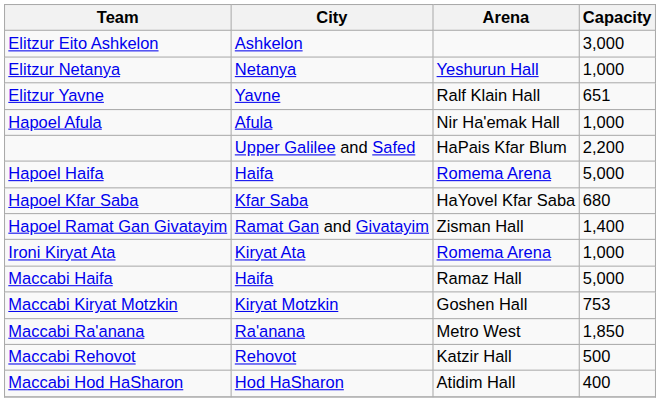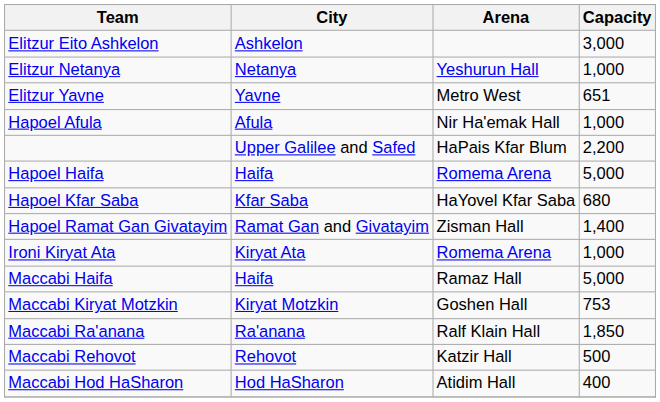(488, 95) Ralf Klain Hall -> (479, 95) Metro West
(479, 331) Metro West -> (488, 331) Ralf Klain Hall
